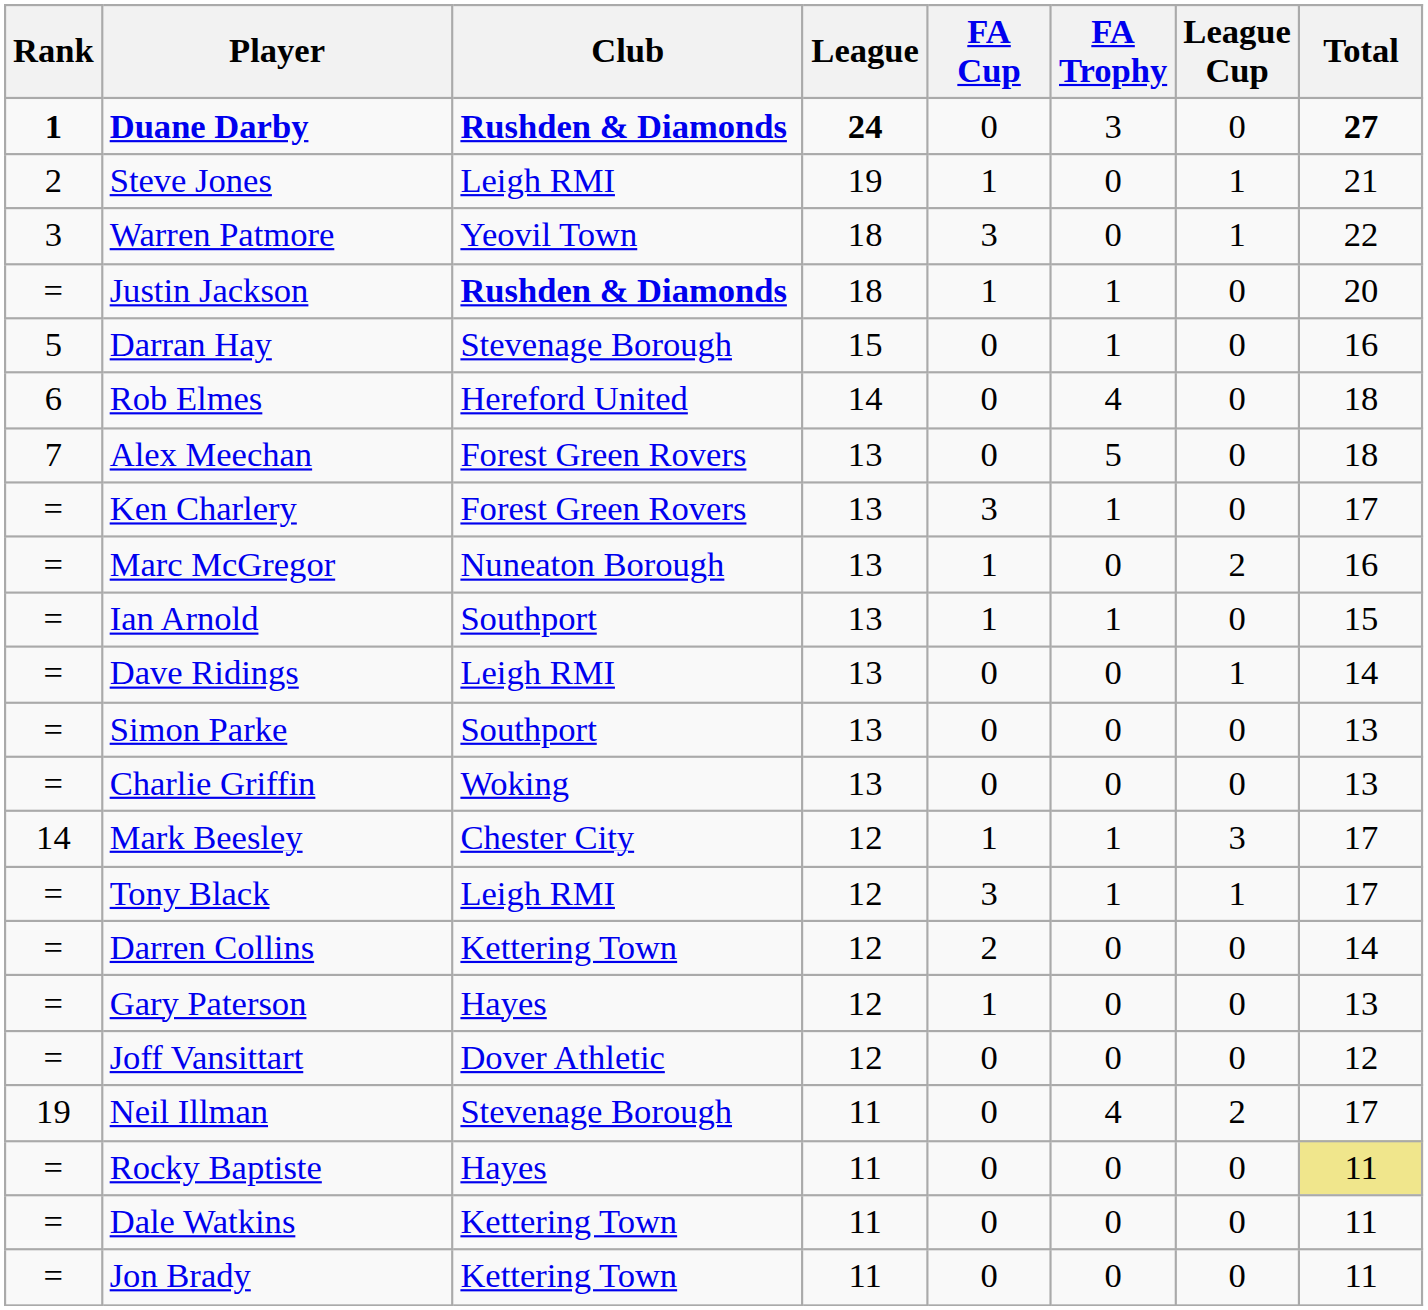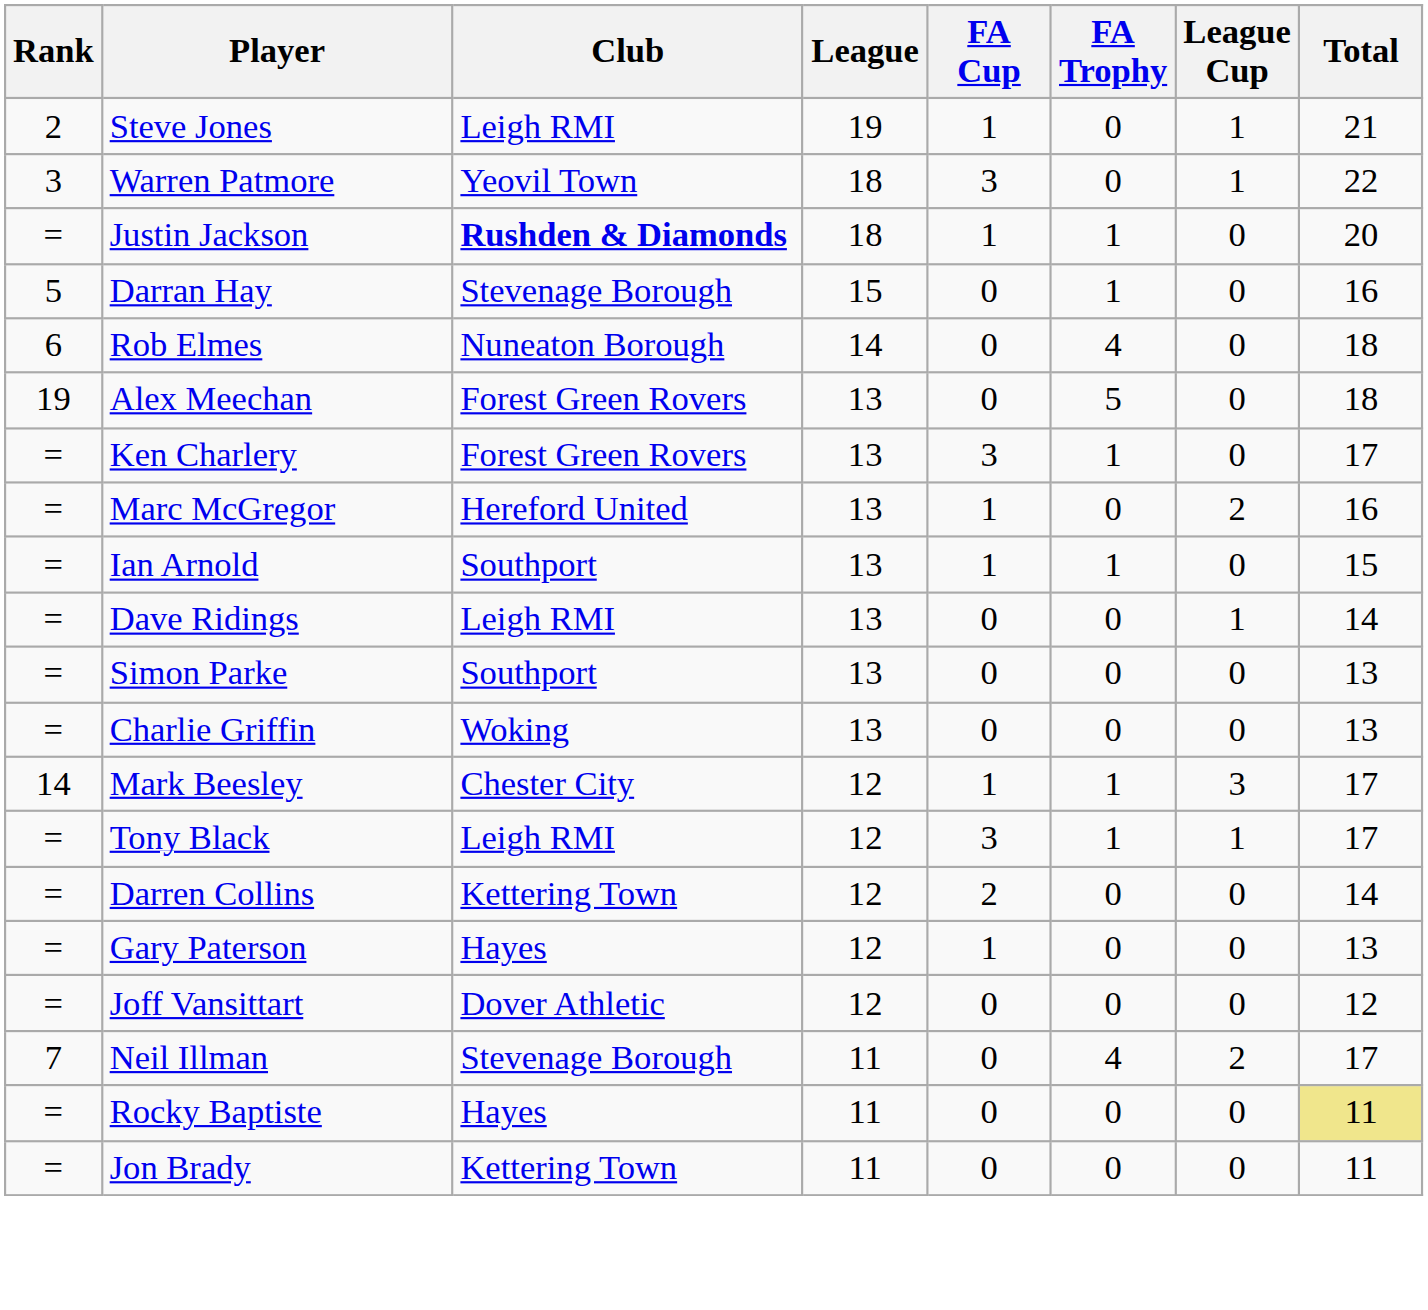- row: (209, 125)
(574, 399) Hereford United -> (592, 344) Nuneaton Borough
(53, 454) 7 -> (53, 399) 19
(592, 564) Nuneaton Borough -> (574, 509) Hereford United
(53, 1112) 19 -> (53, 1057) 7
- row: (203, 1221)
